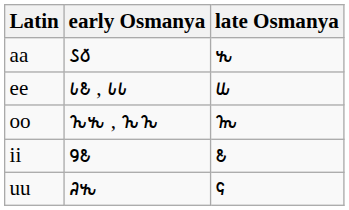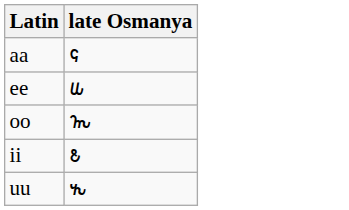- column: (137, 21)
(224, 54) 𐒓 -> (74, 54) 𐒛
(220, 188) 𐒛 -> (78, 188) 𐒓
